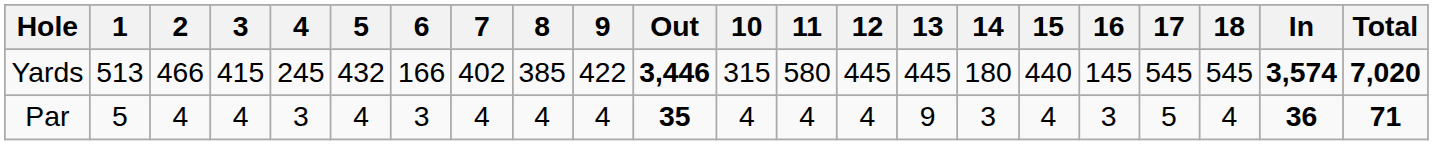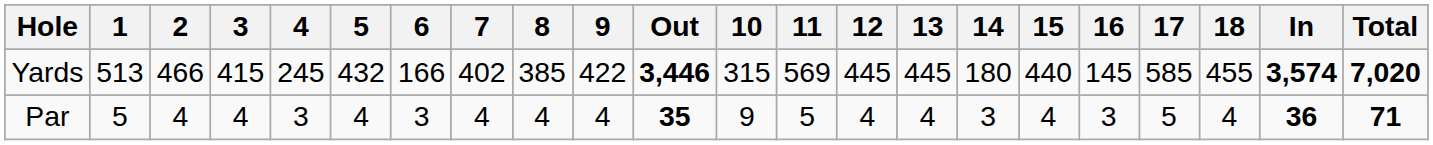(807, 71) 580 -> (807, 71) 569
(1169, 71) 545 -> (1169, 71) 585
(1229, 71) 545 -> (1229, 71) 455
(747, 116) 4 -> (747, 116) 9
(807, 116) 4 -> (807, 116) 5
(928, 116) 9 -> (928, 116) 4
